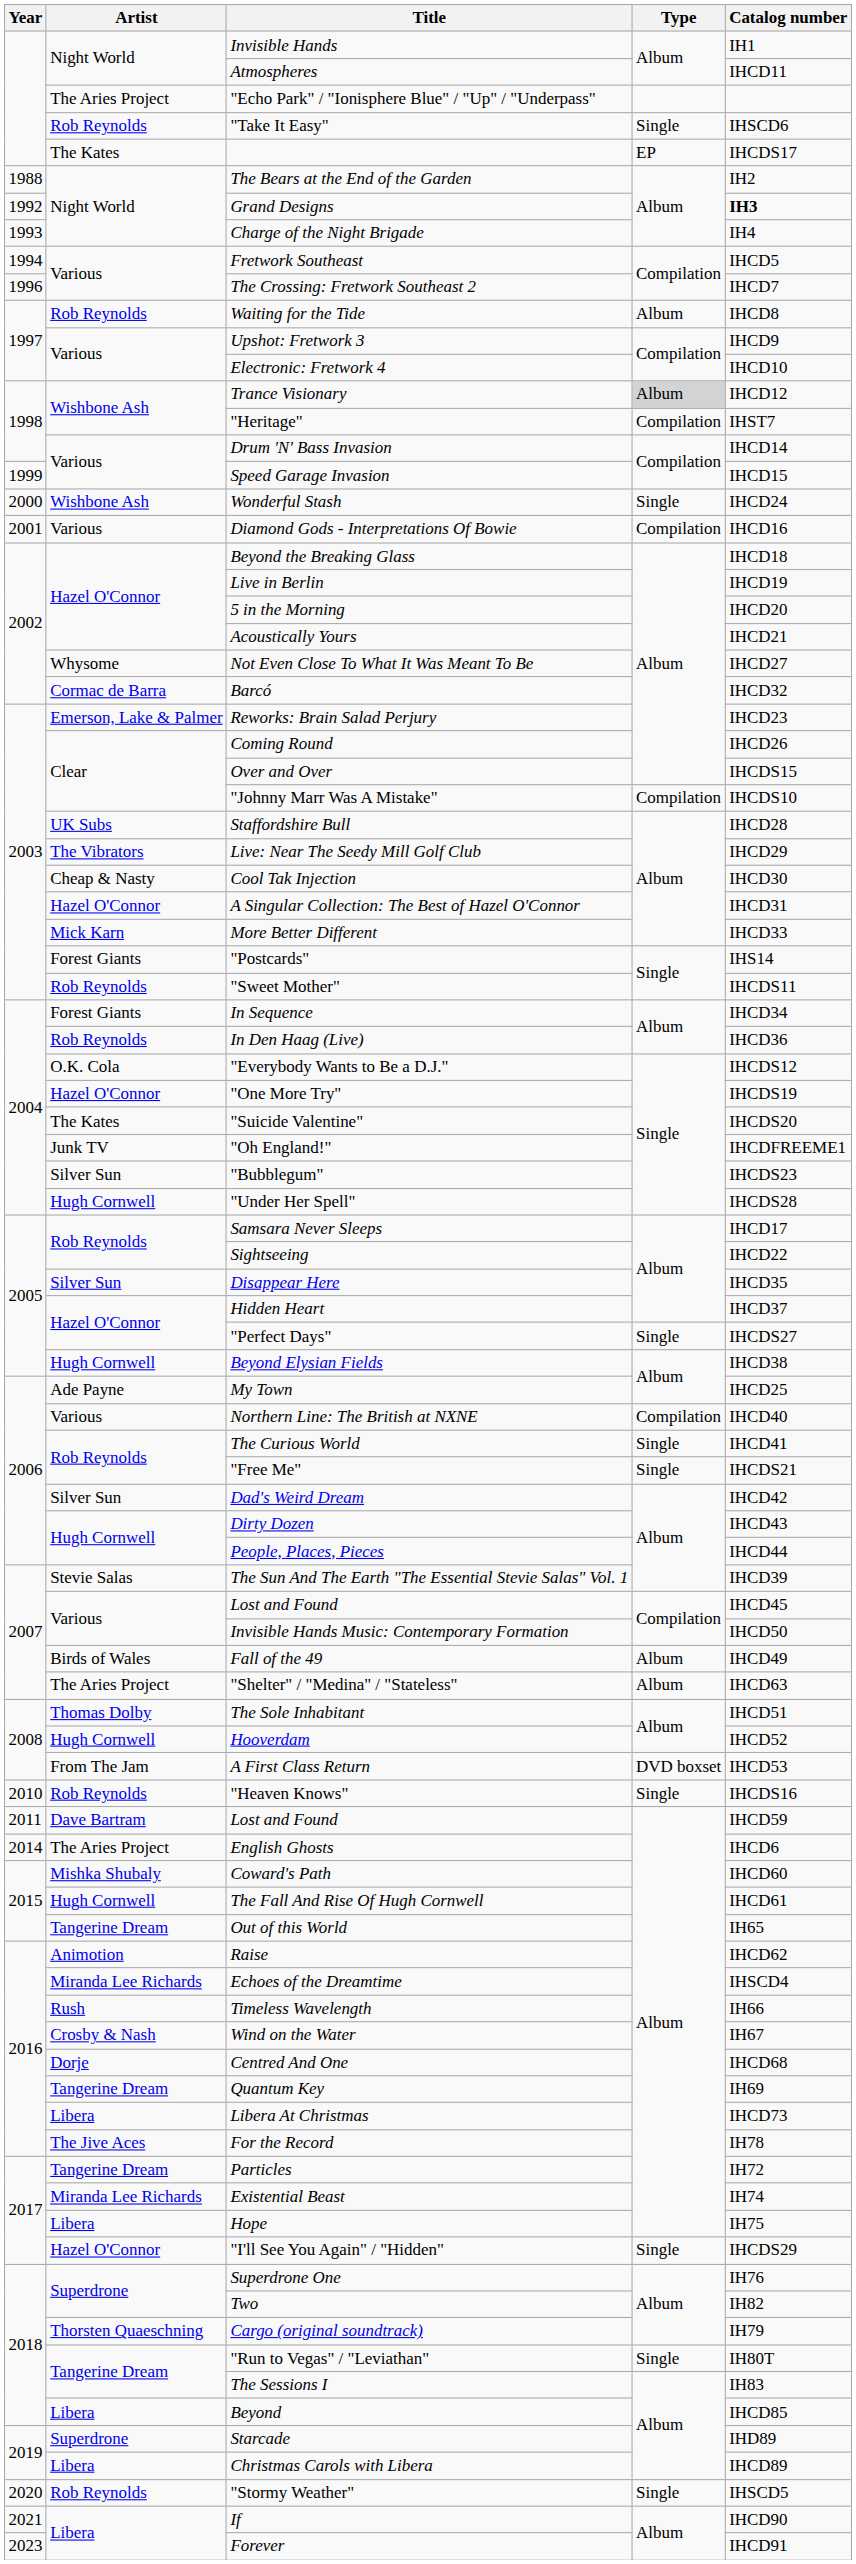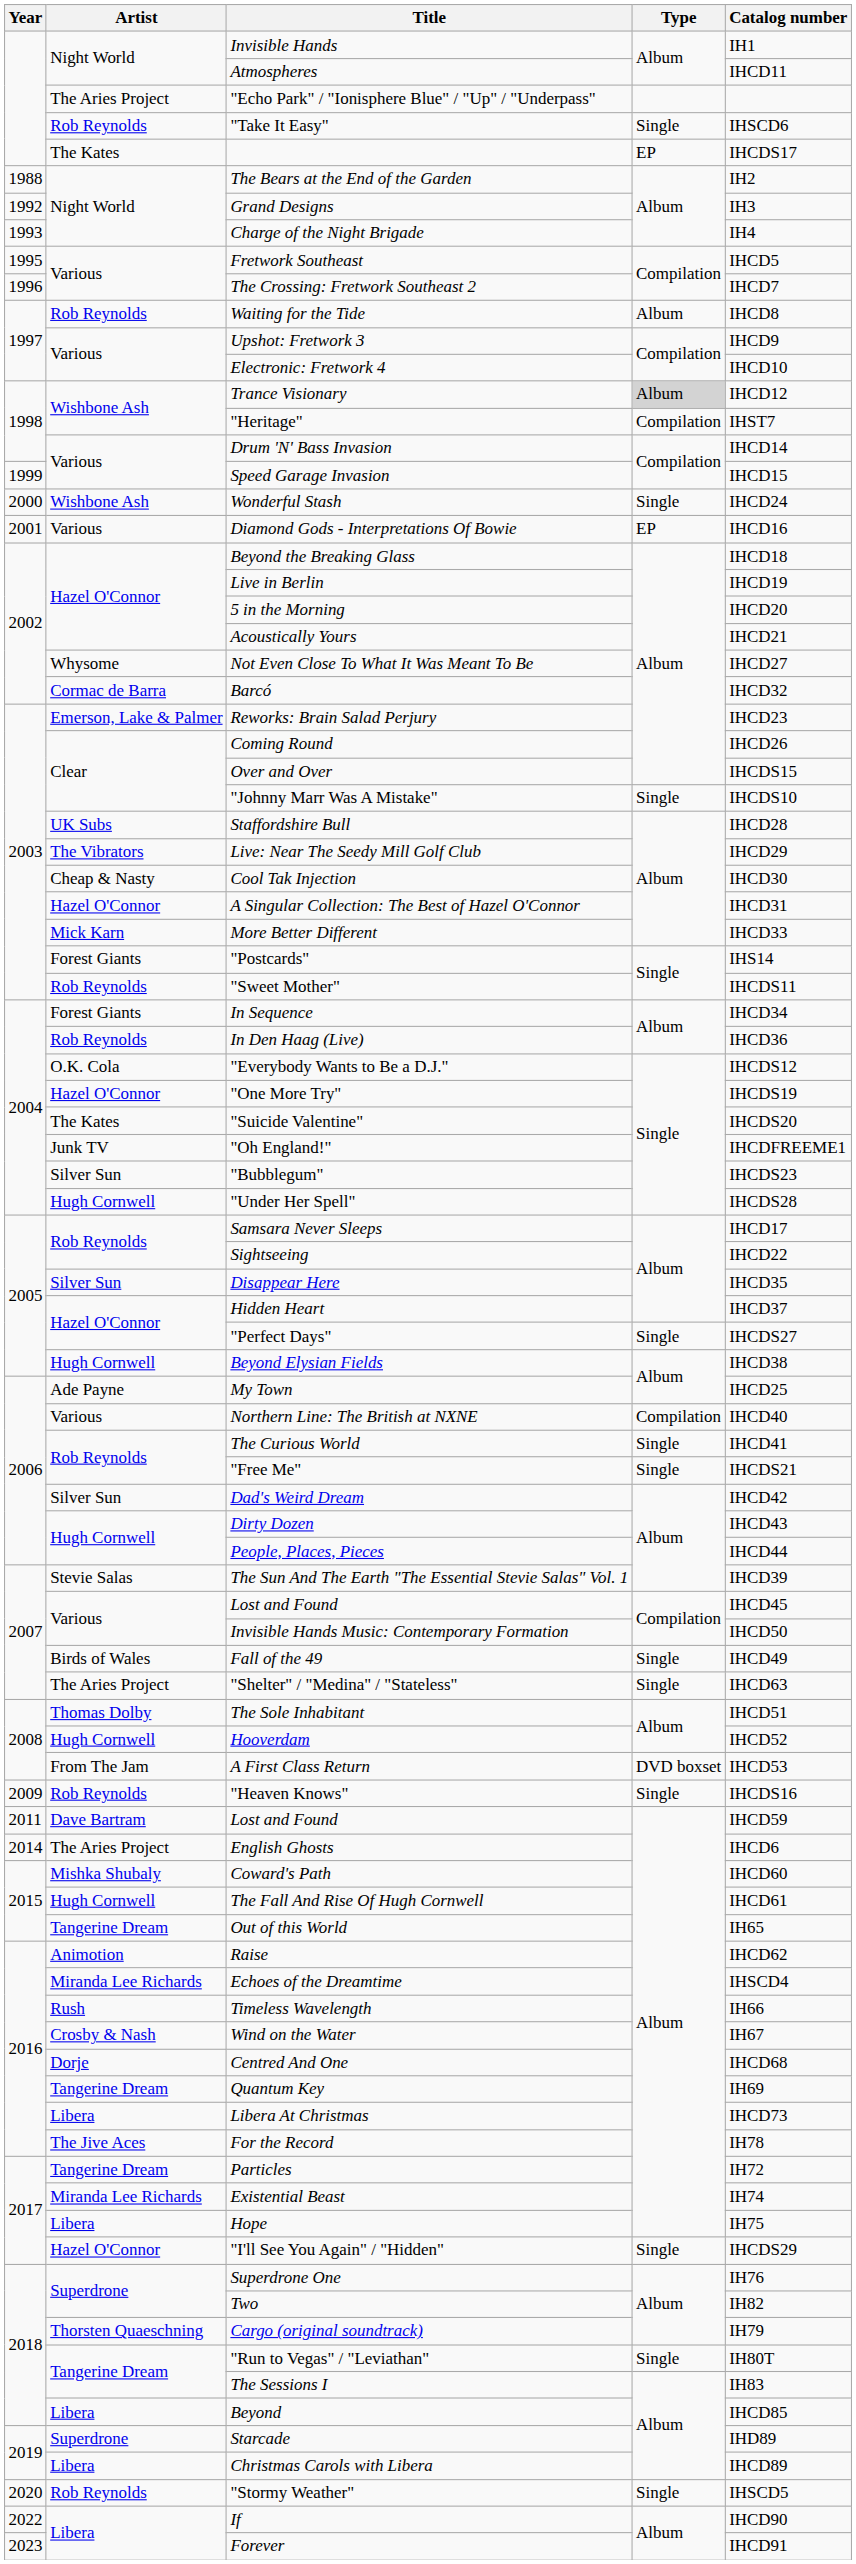(743, 206) bold -> (742, 206) normal
(25, 260) 1994 -> (25, 260) 1995
(678, 529) Compilation -> (646, 529) EP
(678, 797) Compilation -> (658, 797) Single
(660, 1658) Album -> (658, 1658) Single
(660, 1685) Album -> (658, 1685) Single
(25, 1793) 2010 -> (25, 1793) 2009
(25, 2519) 2021 -> (25, 2519) 2022
